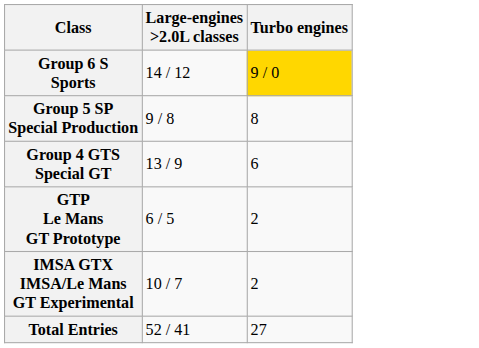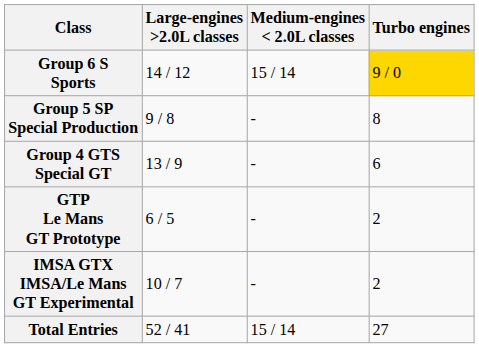+ column: (308, 27)
